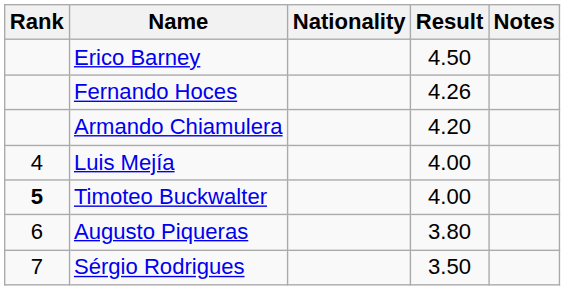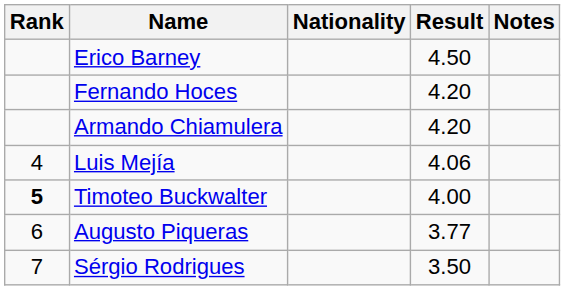(450, 92) 4.26 -> (450, 92) 4.20
(450, 162) 4.00 -> (450, 162) 4.06
(450, 232) 3.80 -> (450, 232) 3.77
